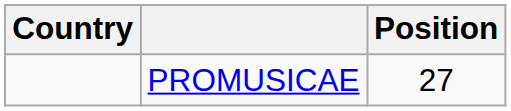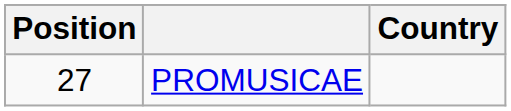columns swapped: (73, 29) <-> (436, 29)
